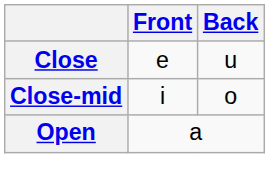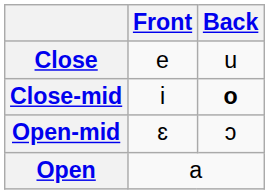(231, 96) normal -> (231, 96) bold
+ row: (66, 133)
